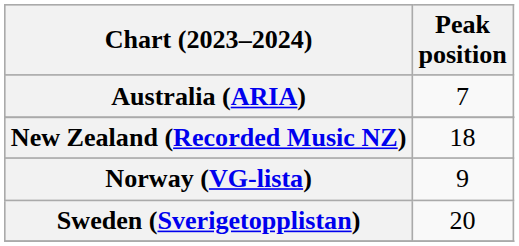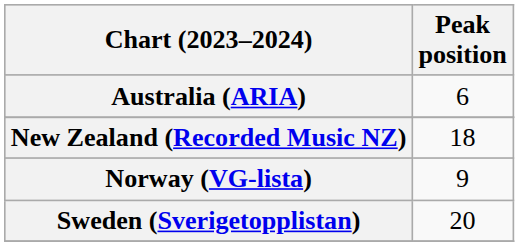(463, 95) 7 -> (463, 95) 6
